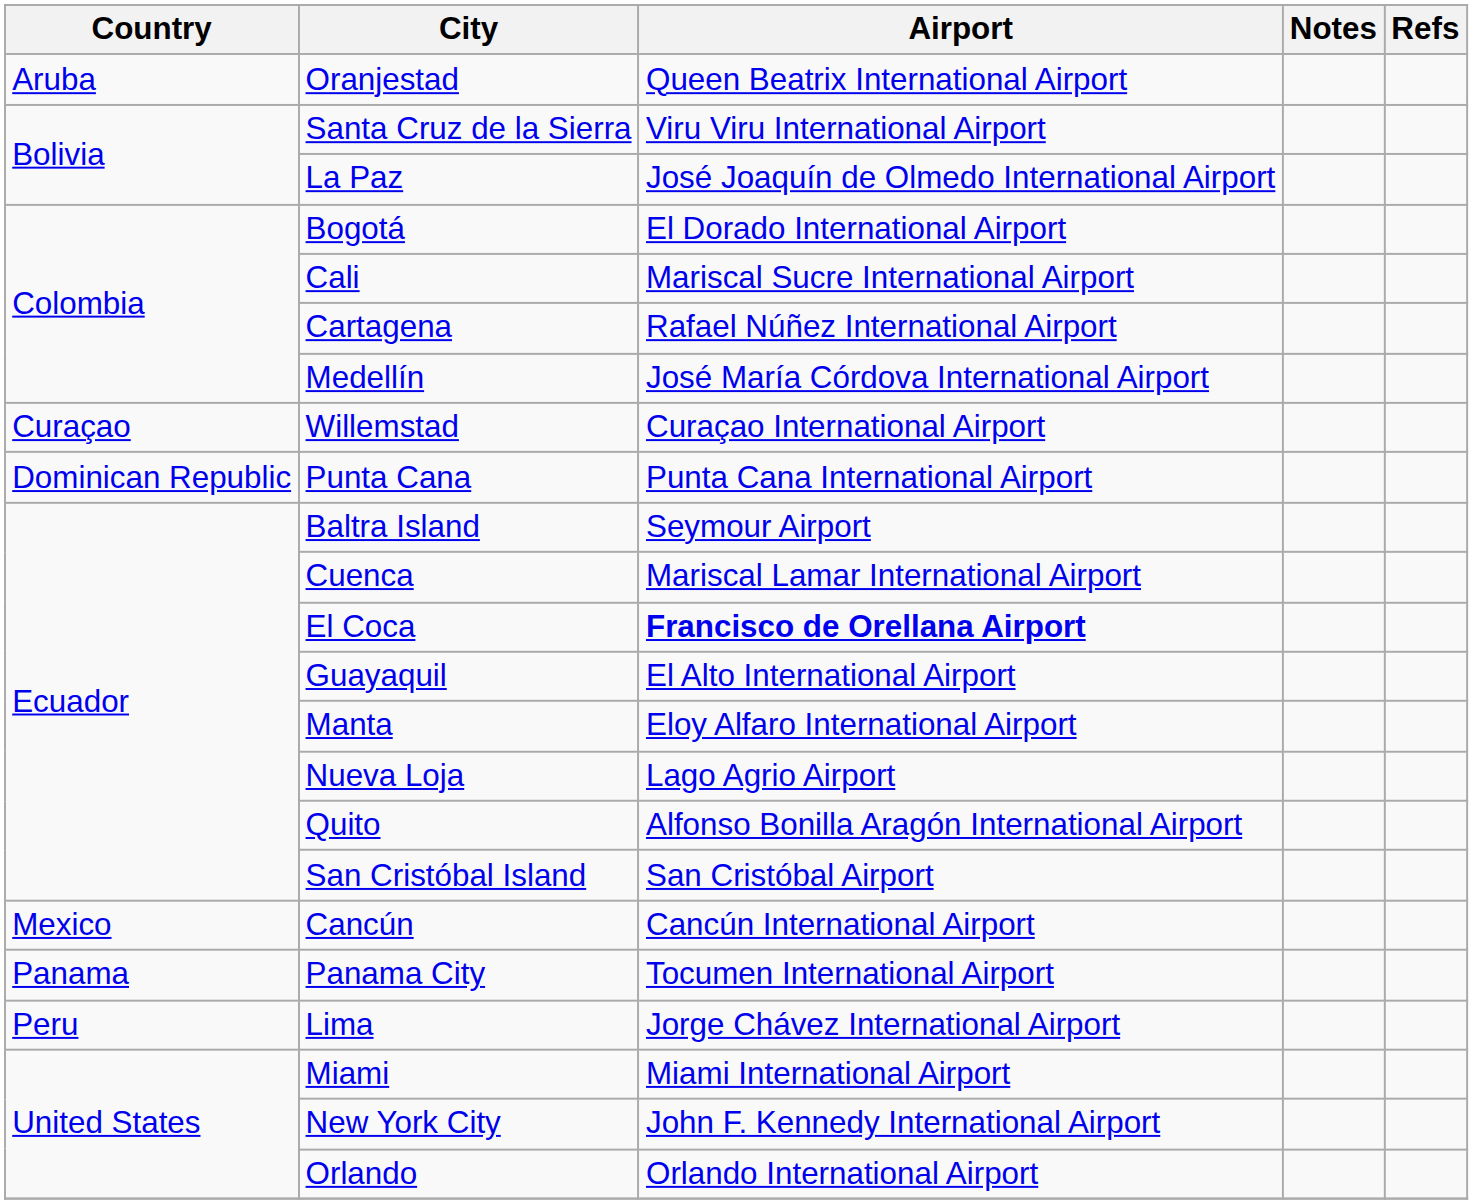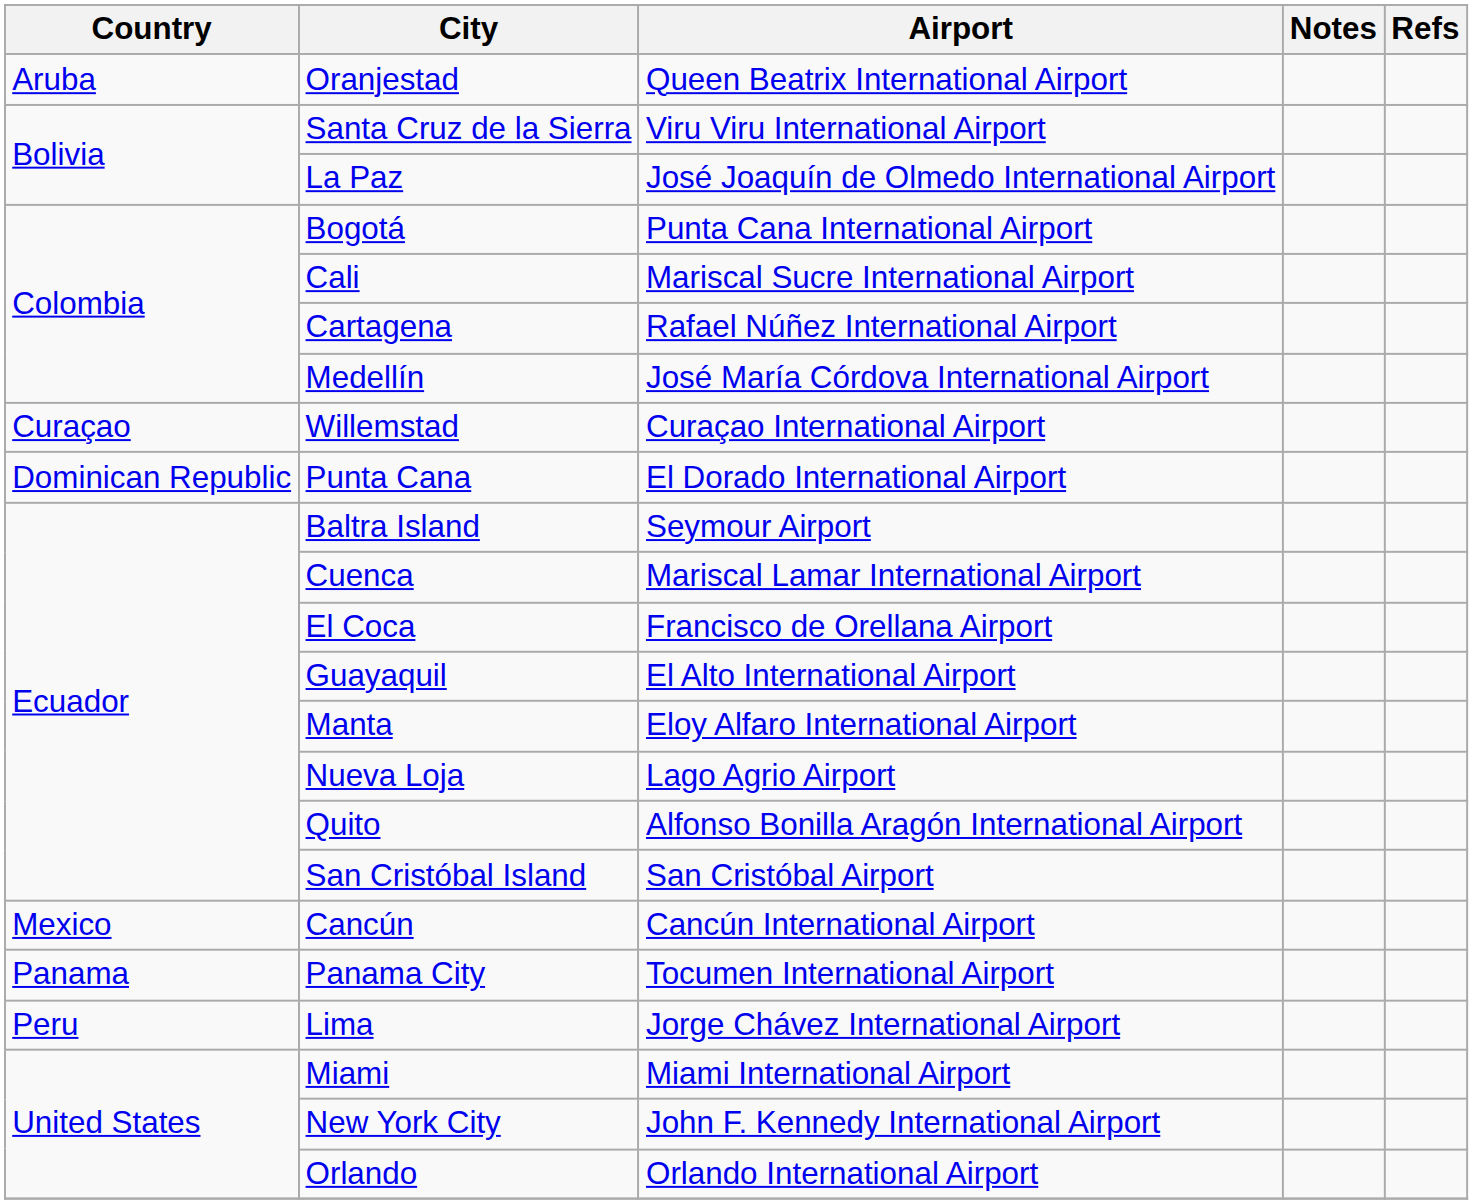(856, 228) El Dorado International Airport -> (869, 228) Punta Cana International Airport
(869, 476) Punta Cana International Airport -> (856, 476) El Dorado International Airport
(866, 626) bold -> (849, 626) normal
